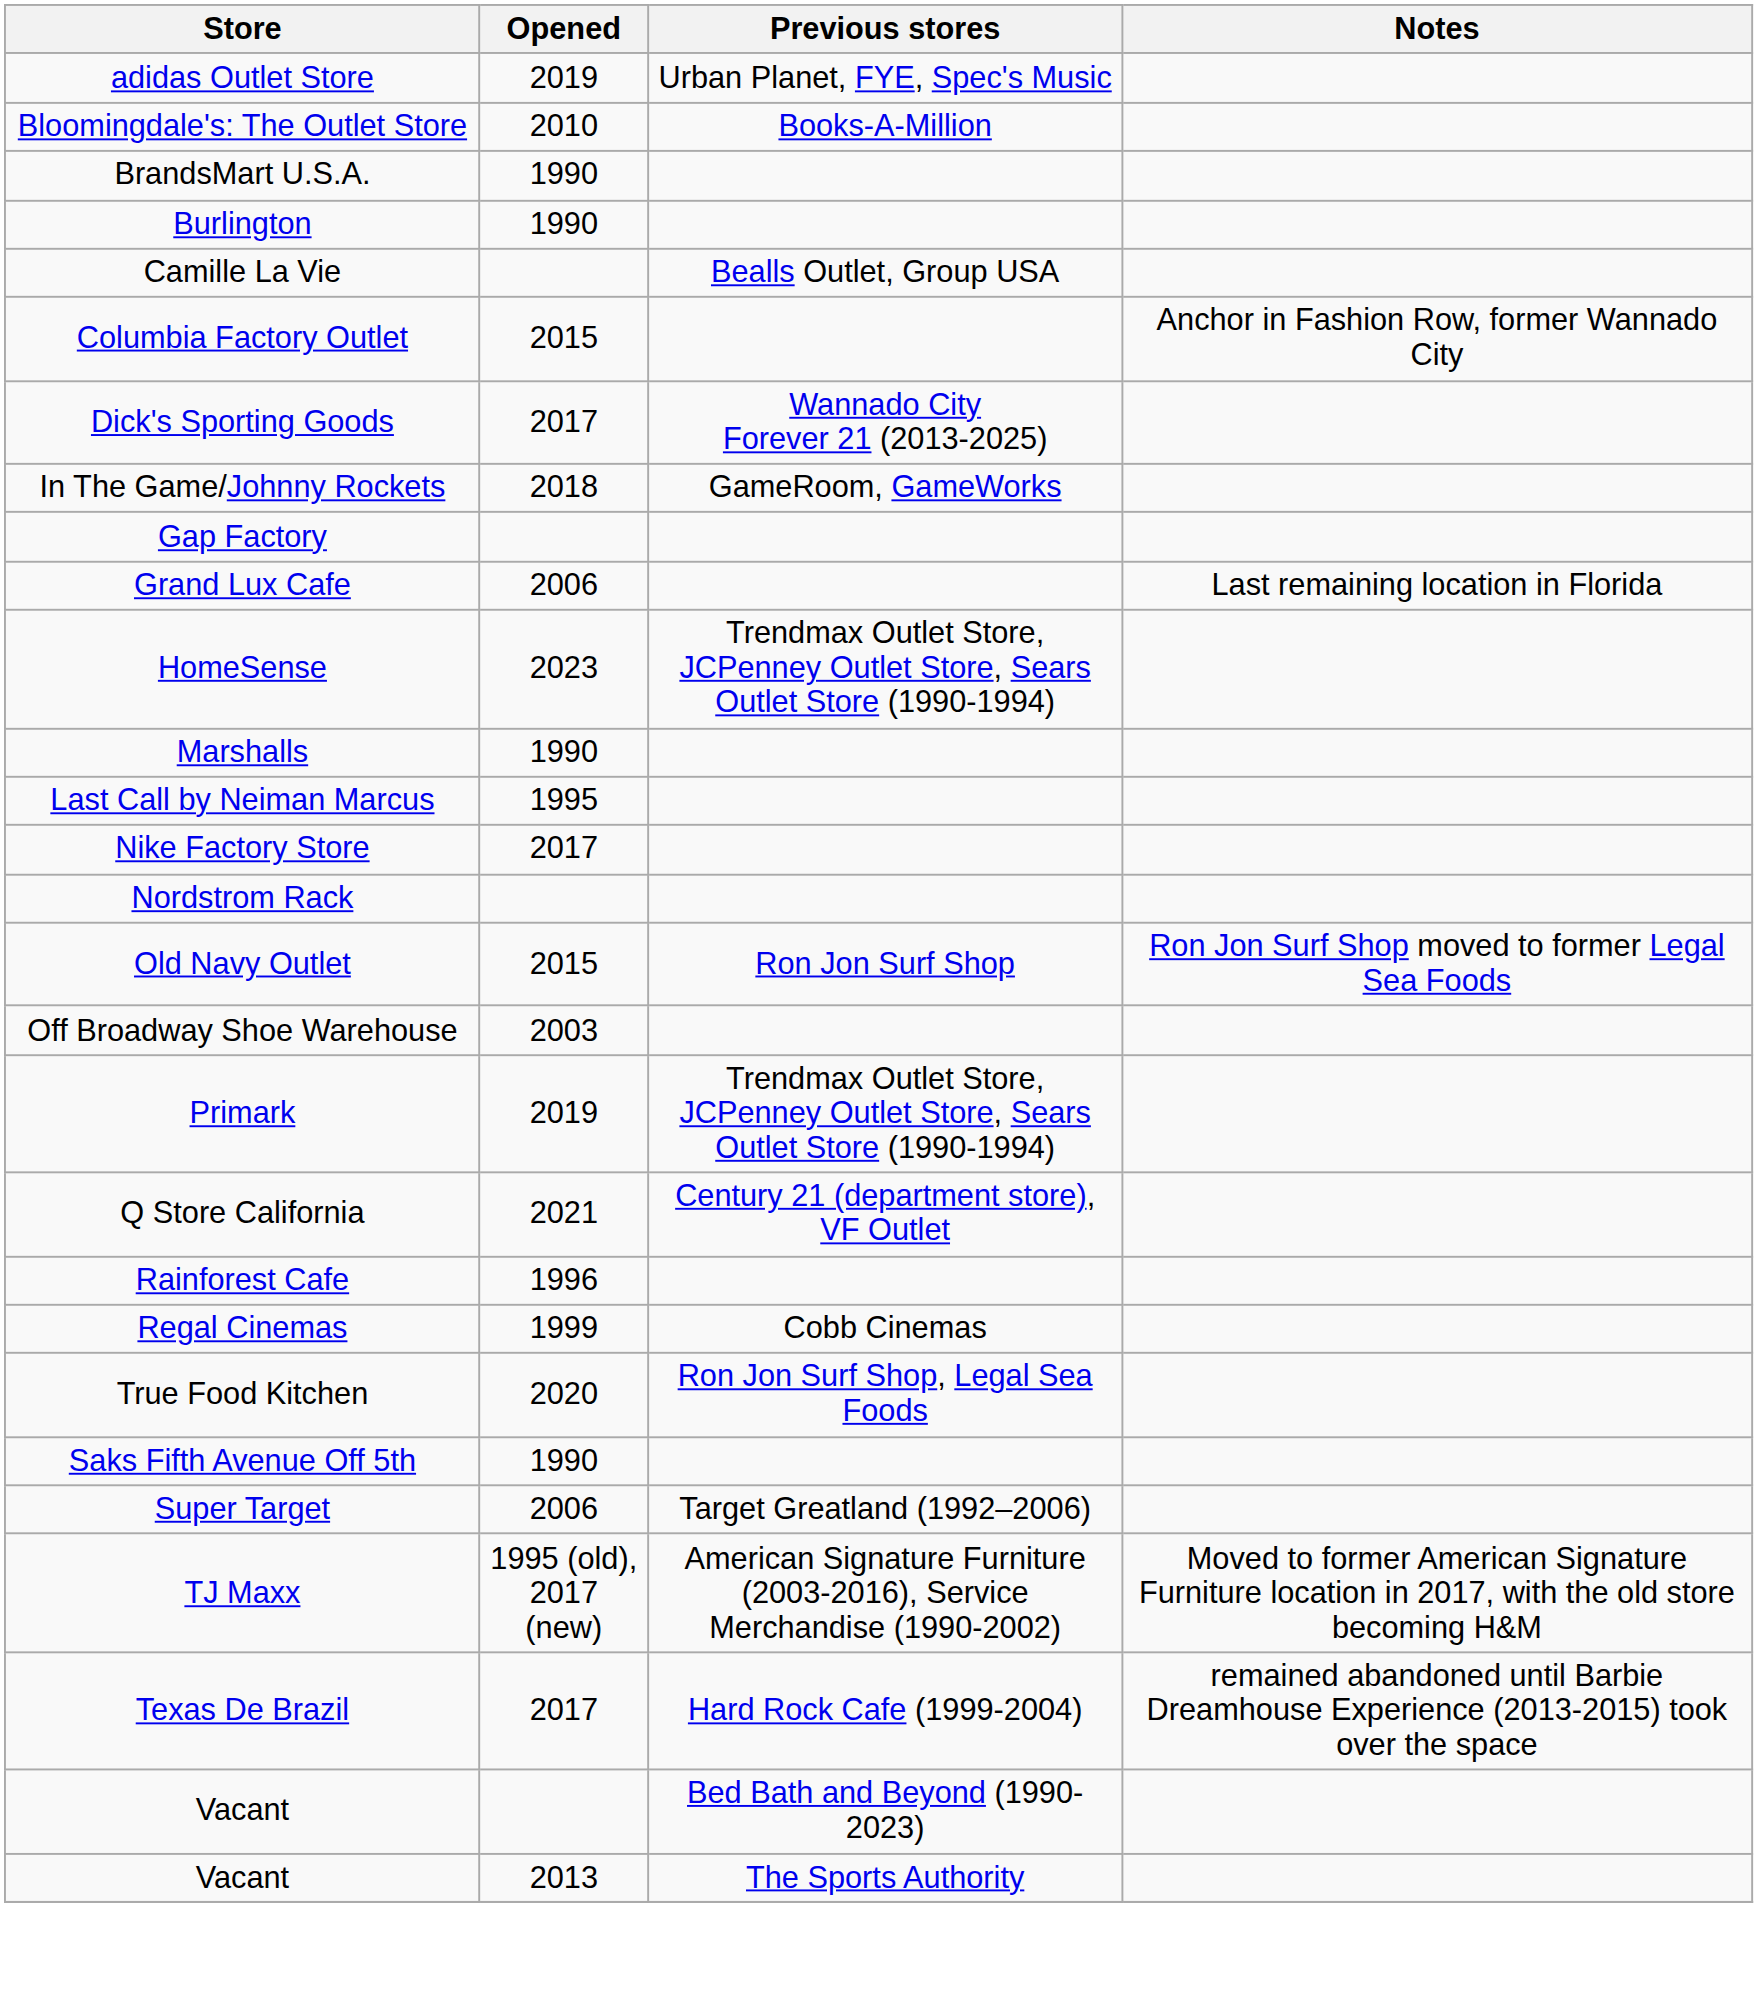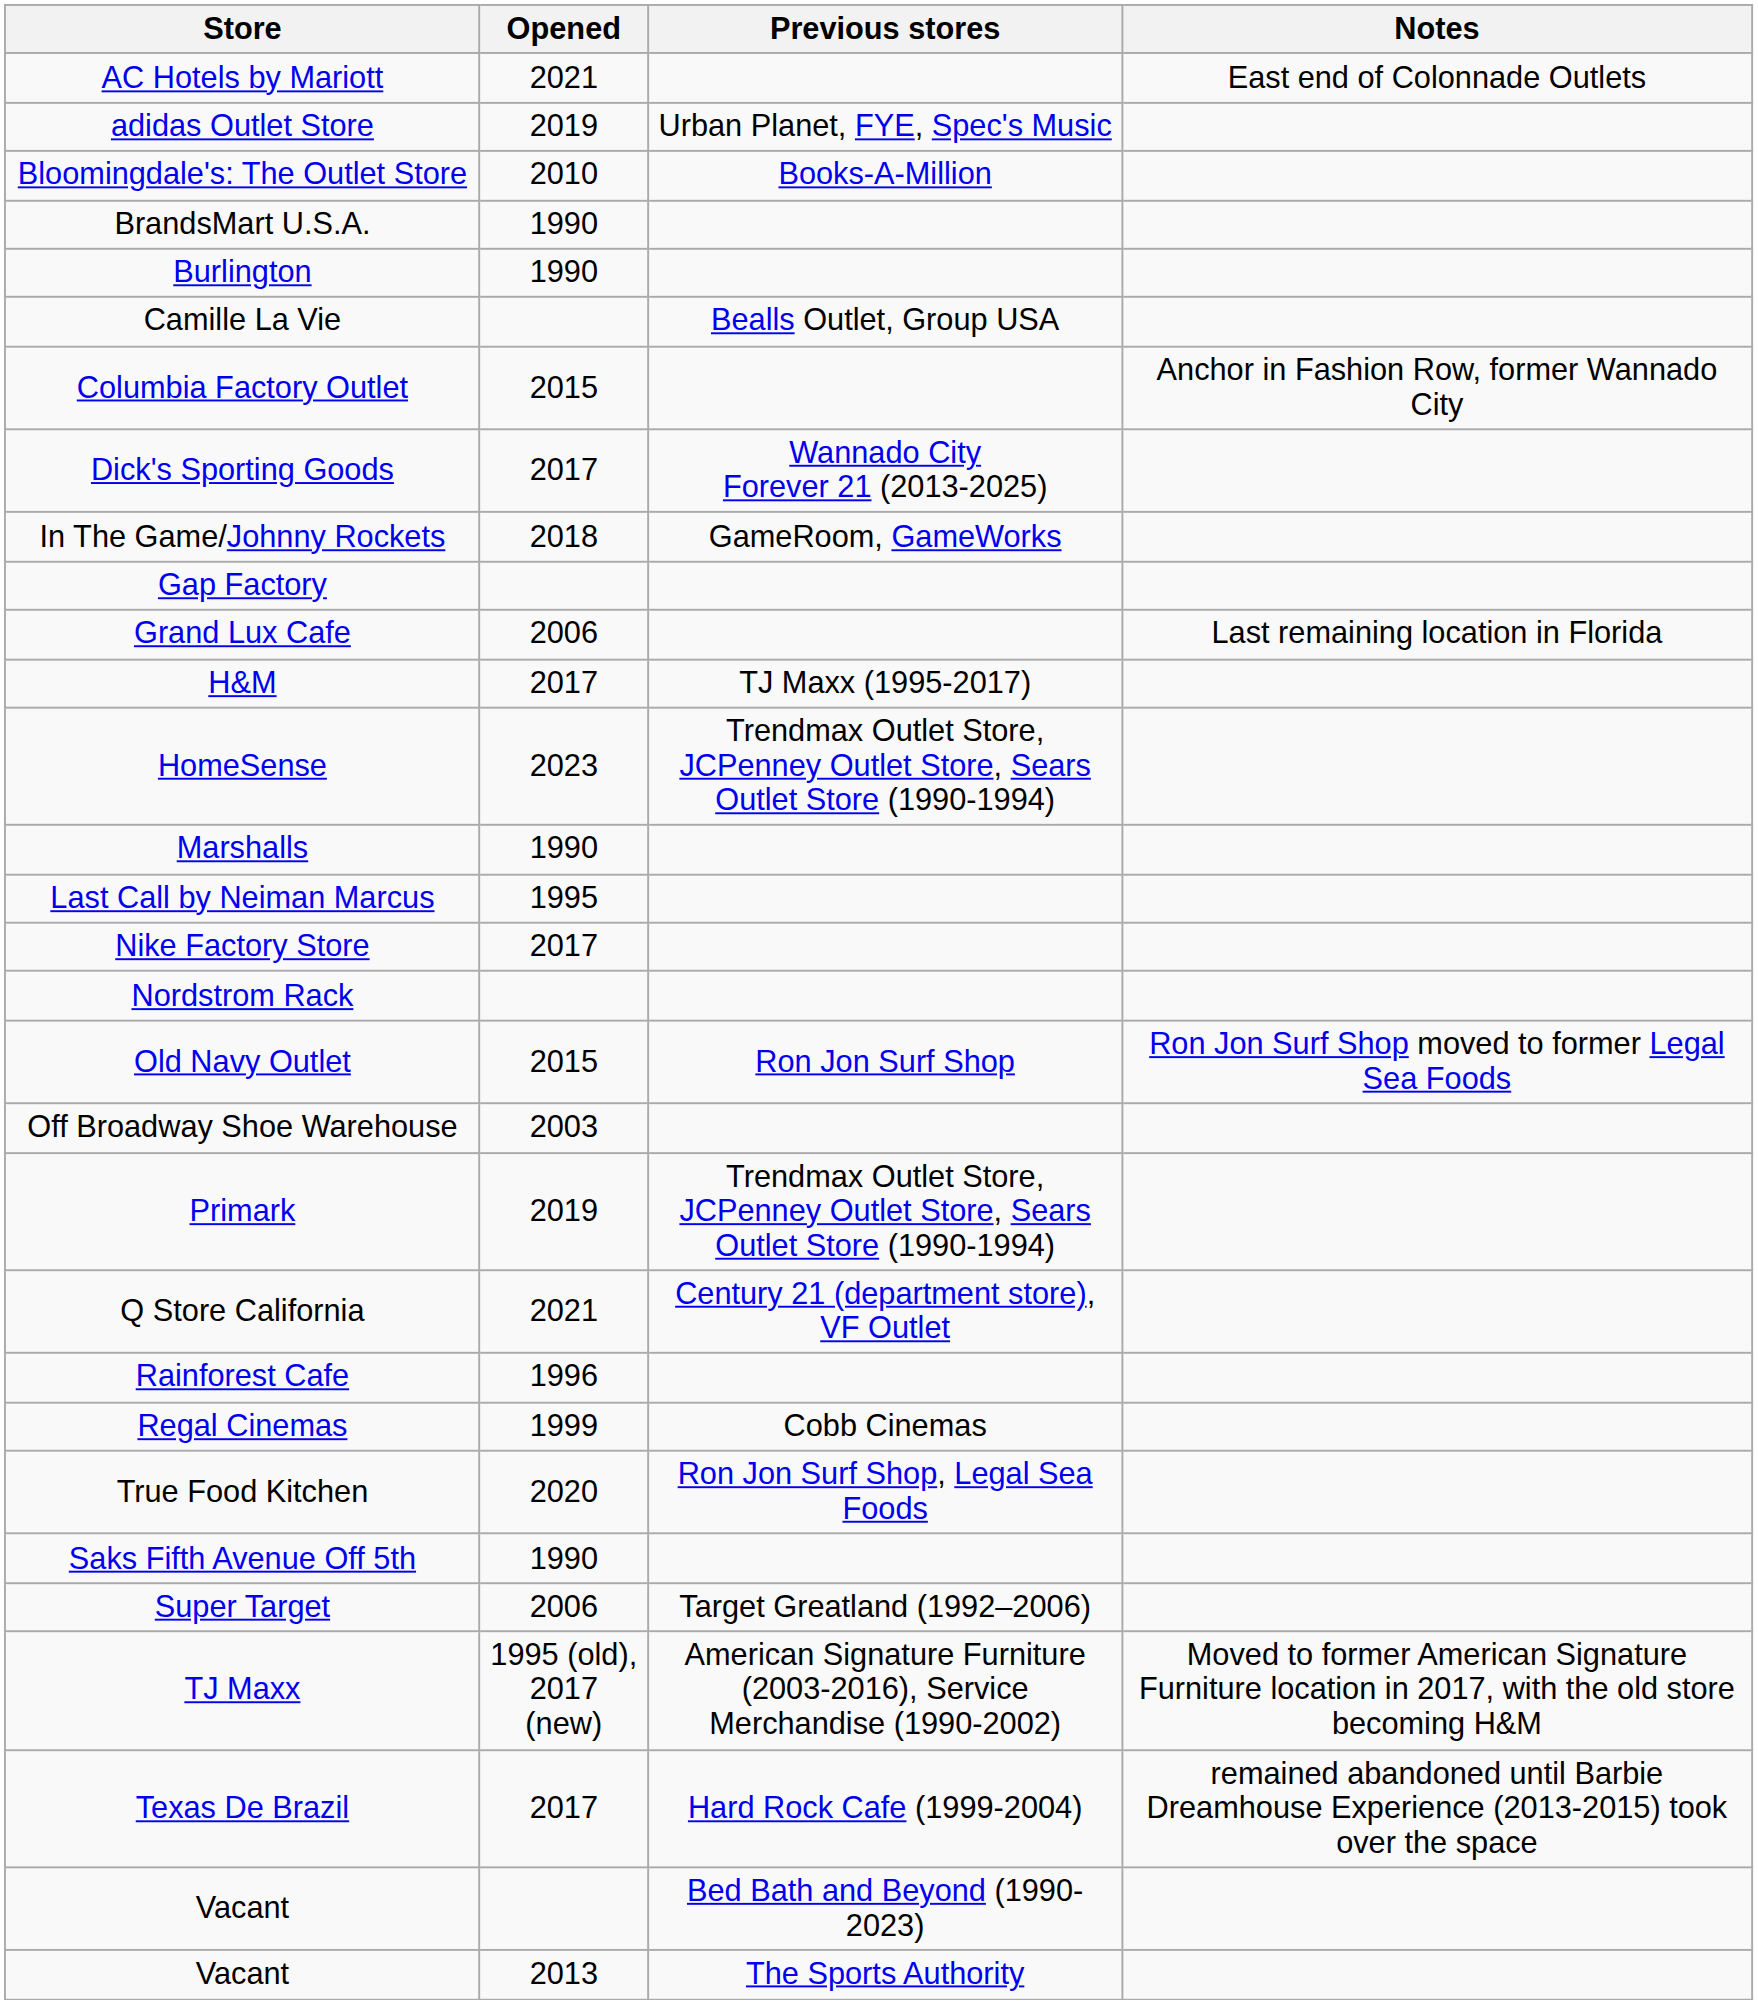+ row: (242, 77)
+ row: (242, 682)
